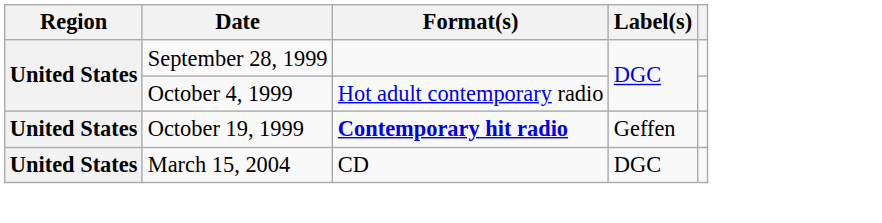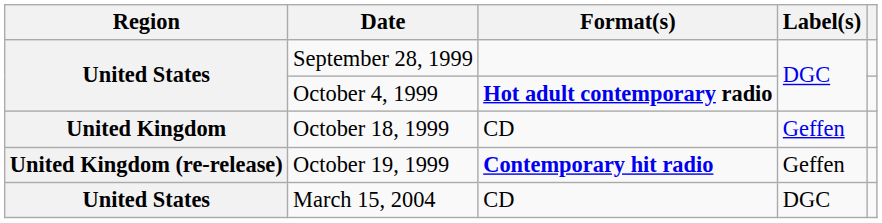(471, 93) normal -> (628, 93) bold
+ row: (371, 128)
(74, 128) United States -> (146, 164) United Kingdom (re-release)
